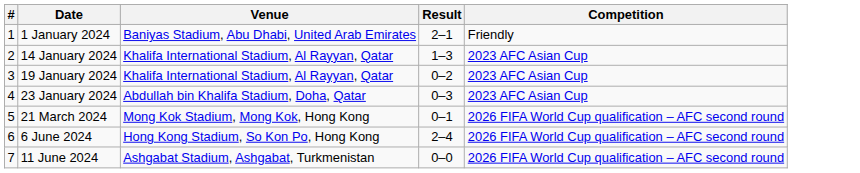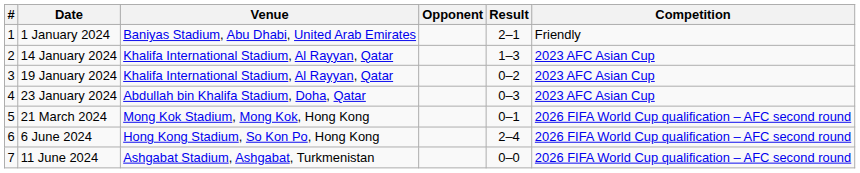+ column: (453, 14)
